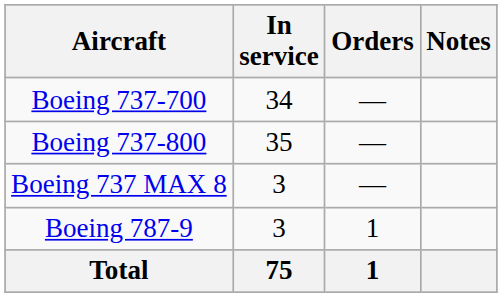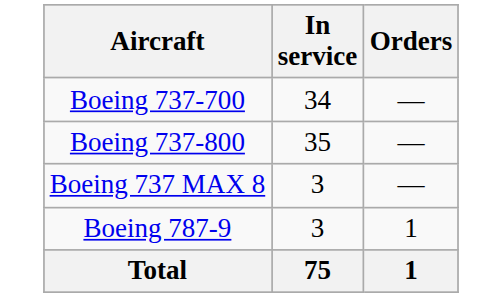- column: (459, 41)
